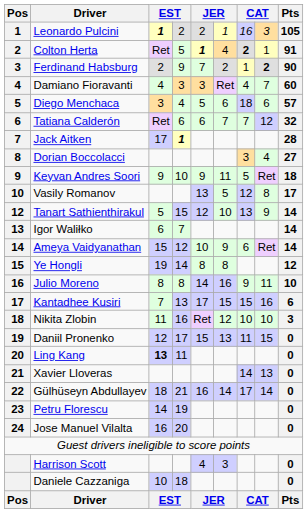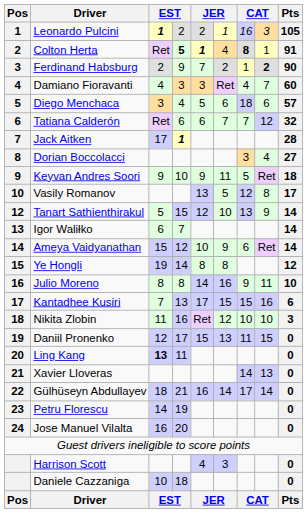(181, 49) normal -> (181, 49) bold
(246, 49) 2 -> (246, 49) 8
